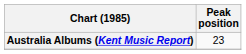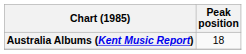(219, 40) 23 -> (219, 40) 18
